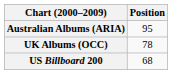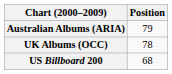(147, 28) 95 -> (147, 28) 79
